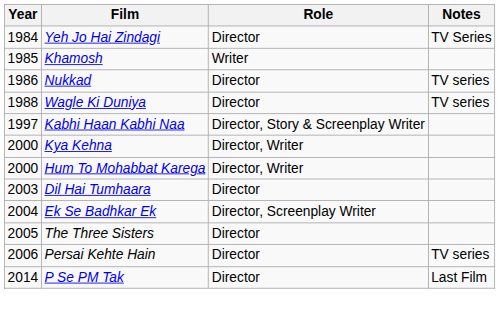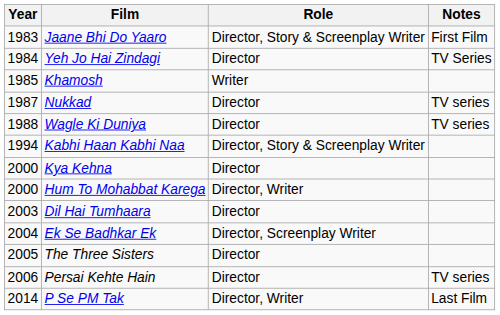+ row: (106, 37)
(23, 80) 1986 -> (23, 102) 1987
(23, 124) 1997 -> (23, 146) 1994
(258, 146) Director, Writer -> (236, 168) Director
(236, 277) Director -> (258, 299) Director, Writer
